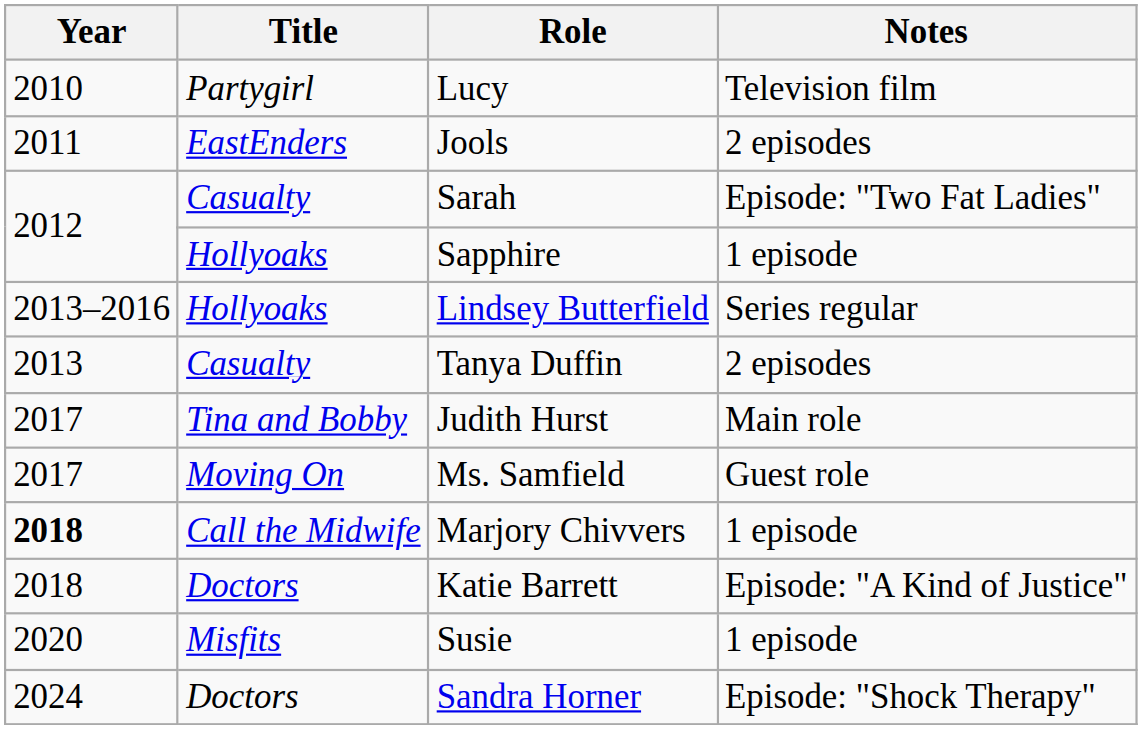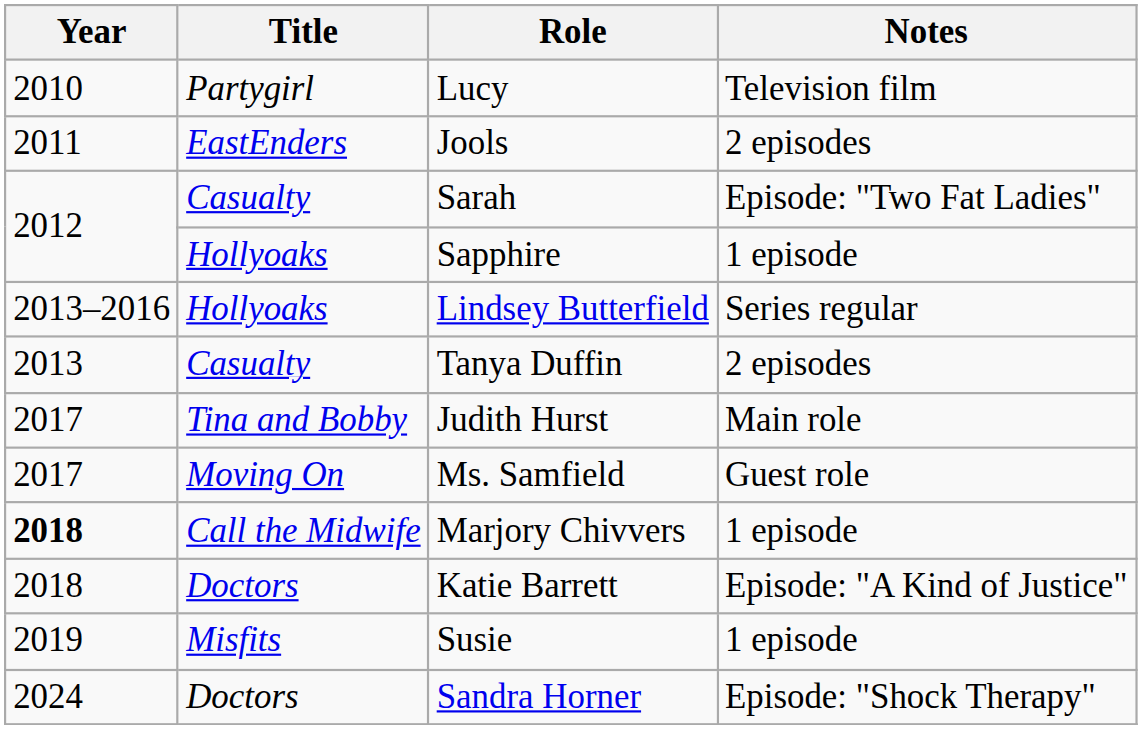(48, 640) 2020 -> (48, 640) 2019
